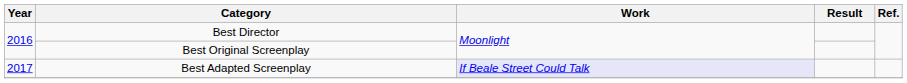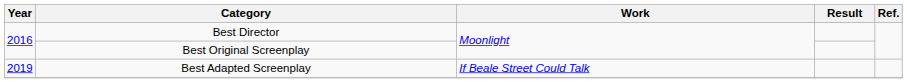(20, 68) 2017 -> (20, 68) 2019
(524, 68) lavender background -> (524, 68) no background
